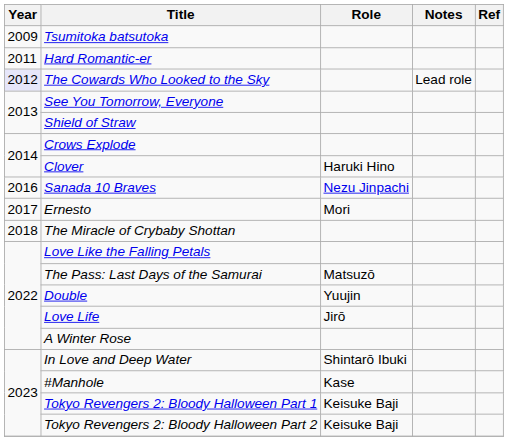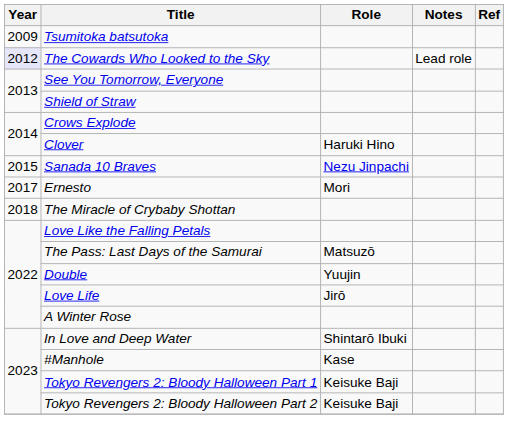- row: (98, 58)
(23, 187) 2016 -> (23, 166) 2015
